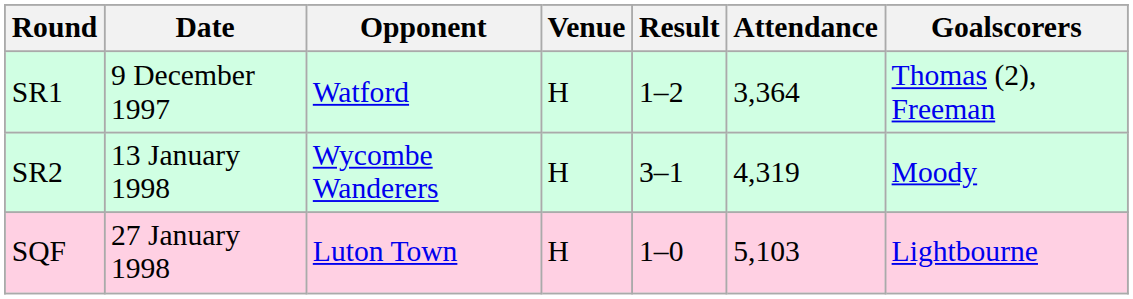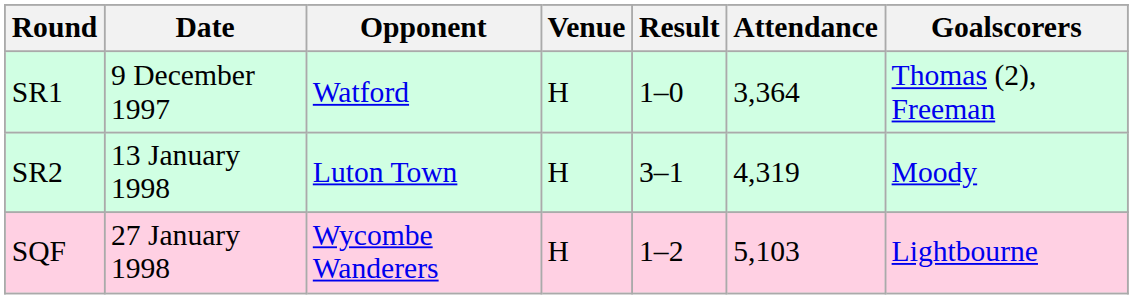(661, 91) 1–2 -> (661, 91) 1–0
(376, 171) Wycombe Wanderers -> (385, 171) Luton Town
(385, 252) Luton Town -> (376, 252) Wycombe Wanderers
(661, 252) 1–0 -> (661, 252) 1–2
